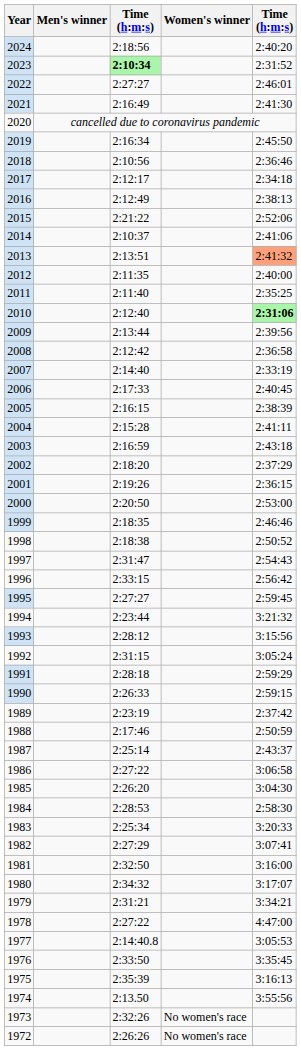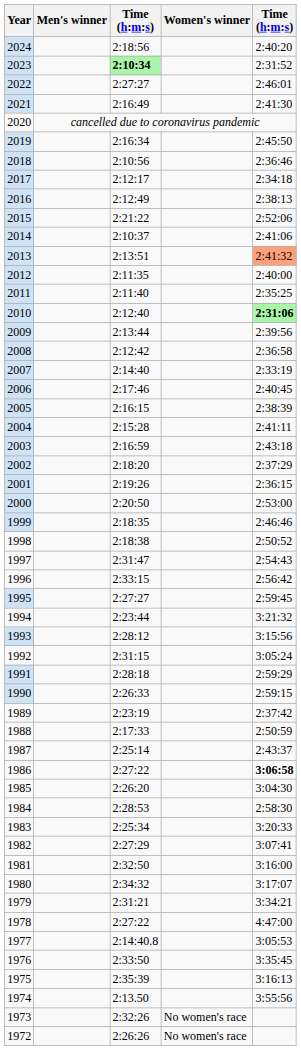(131, 389) 2:17:33 -> (131, 389) 2:17:46
(131, 731) 2:17:46 -> (131, 731) 2:17:33
(274, 769) normal -> (275, 769) bold
